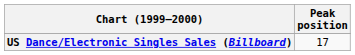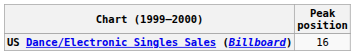(323, 42) 17 -> (323, 42) 16
